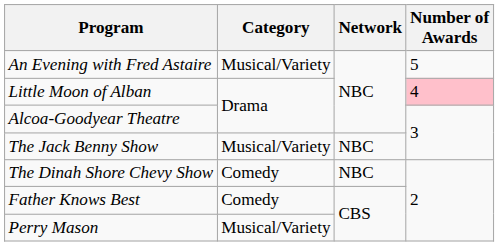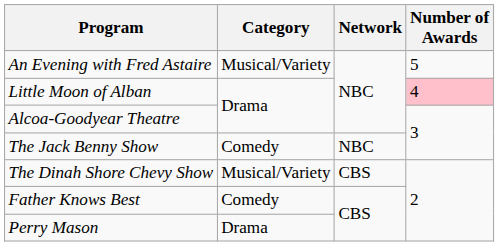(276, 145) Musical/Variety -> (250, 145) Comedy
(250, 173) Comedy -> (276, 173) Musical/Variety
(356, 173) NBC -> (355, 173) CBS
(276, 227) Musical/Variety -> (244, 227) Drama
